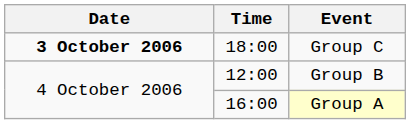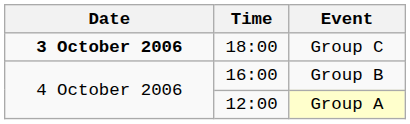(252, 76) 12:00 -> (252, 76) 16:00
(252, 104) 16:00 -> (252, 104) 12:00
